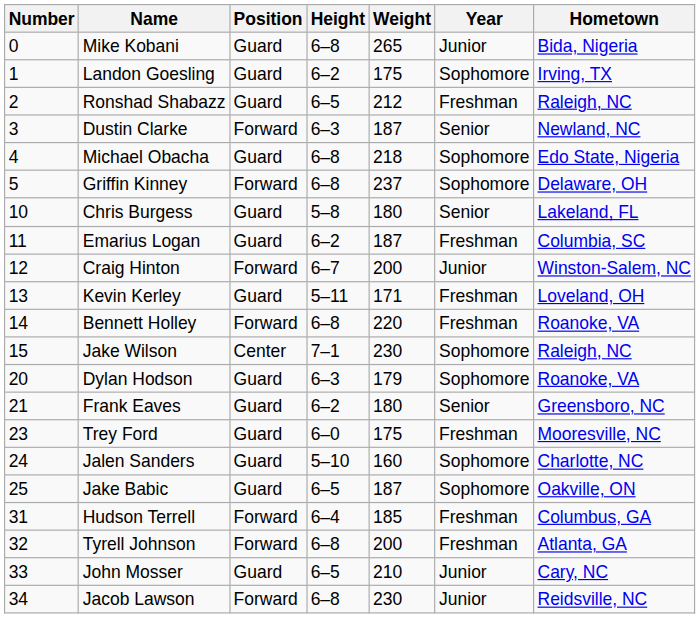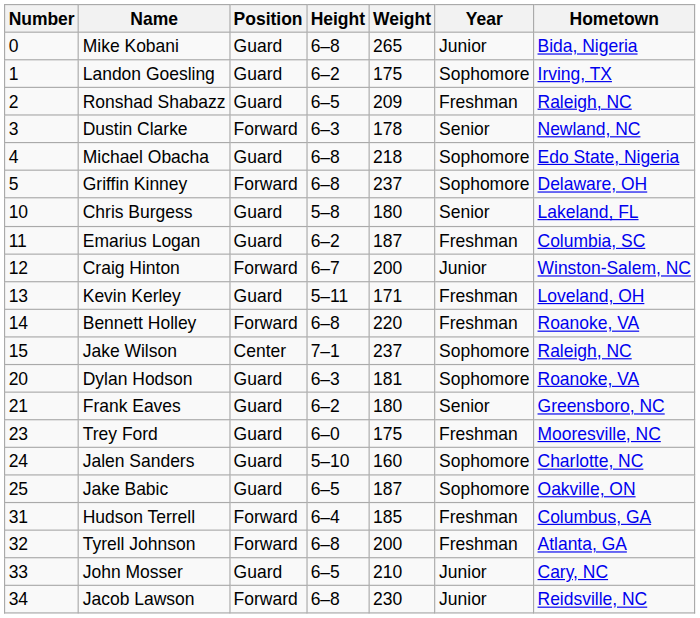(388, 102) 212 -> (388, 102) 209
(388, 129) 187 -> (388, 129) 178
(388, 351) 230 -> (388, 351) 237
(388, 378) 179 -> (388, 378) 181
